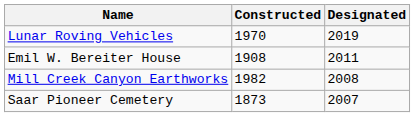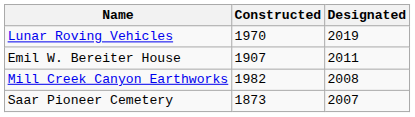(250, 58) 1908 -> (250, 58) 1907
